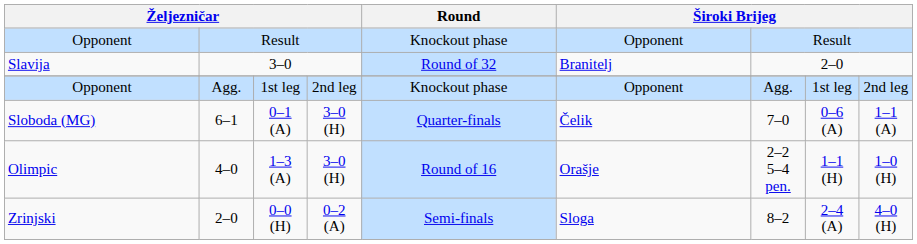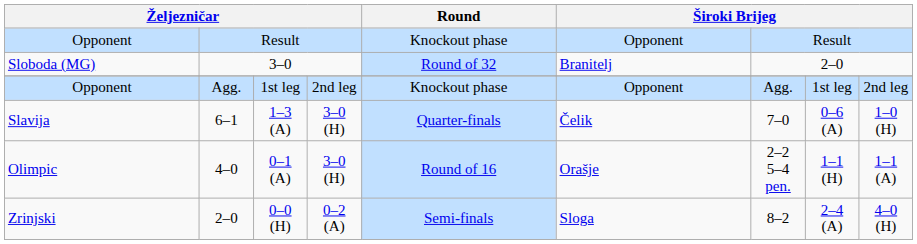(29, 64) Slavija -> (52, 64) Sloboda (MG)
(52, 120) Sloboda (MG) -> (29, 120) Slavija
(280, 120) 0–1 (A) -> (280, 120) 1–3 (A)
(886, 120) 1–1 (A) -> (886, 120) 1–0 (H)
(280, 169) 1–3 (A) -> (280, 169) 0–1 (A)
(886, 169) 1–0 (H) -> (886, 169) 1–1 (A)
